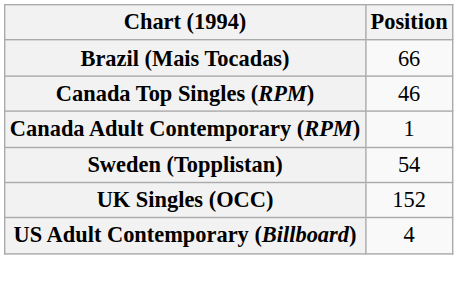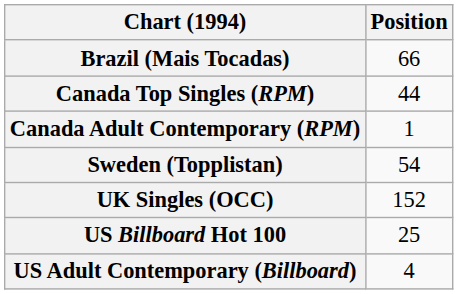(409, 93) 46 -> (409, 93) 44
+ row: (185, 235)
